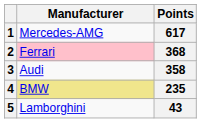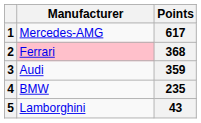(176, 70) 358 -> (176, 70) 359
(34, 89) khaki background -> (34, 89) no background
